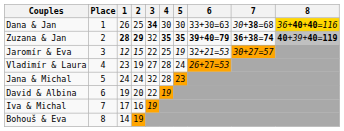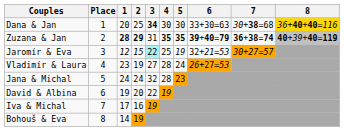(124, 25) 26 -> (124, 25) 20
(152, 38) 32 -> (152, 38) 31
(152, 52) no background -> (152, 52) paleturquoise background
